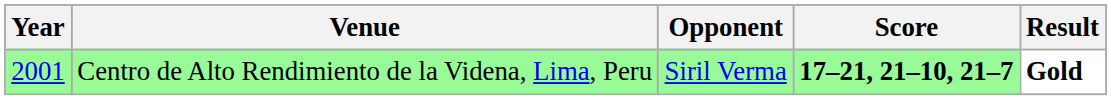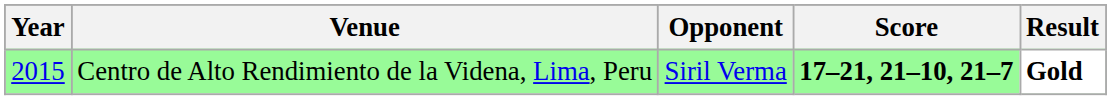(38, 71) 2001 -> (38, 71) 2015
